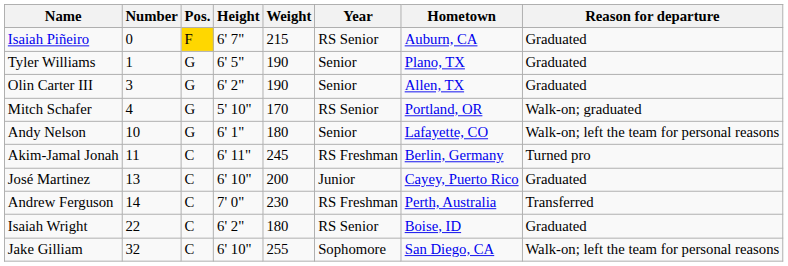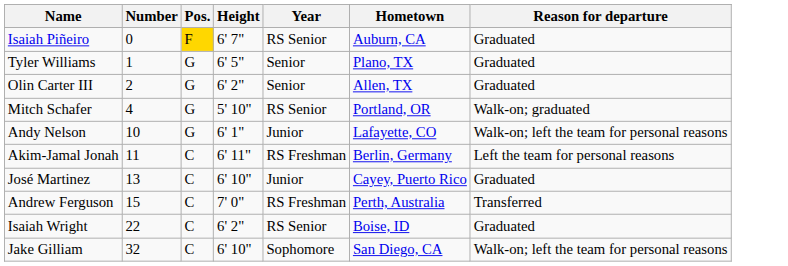- column: (289, 16)
(129, 86) 3 -> (129, 86) 2
(337, 132) Senior -> (285, 132) Junior
(558, 156) Turned pro -> (574, 156) Left the team for personal reasons
(133, 202) 14 -> (133, 202) 15
